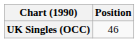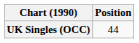(113, 29) 46 -> (113, 29) 44
